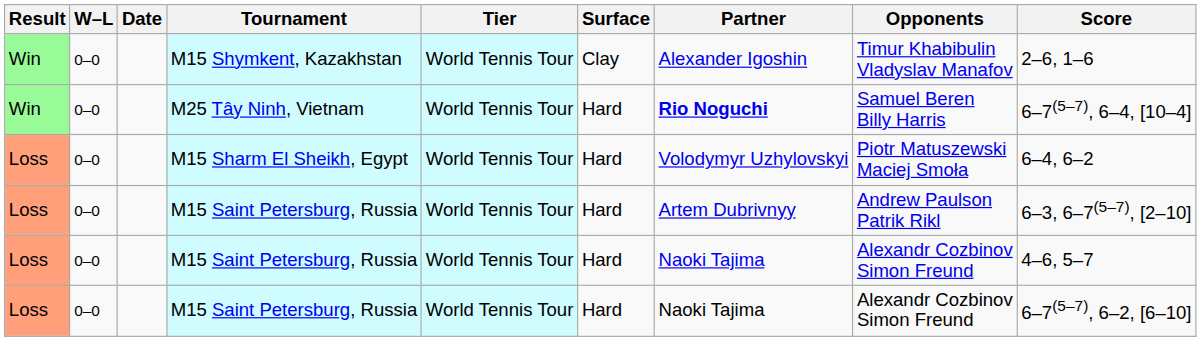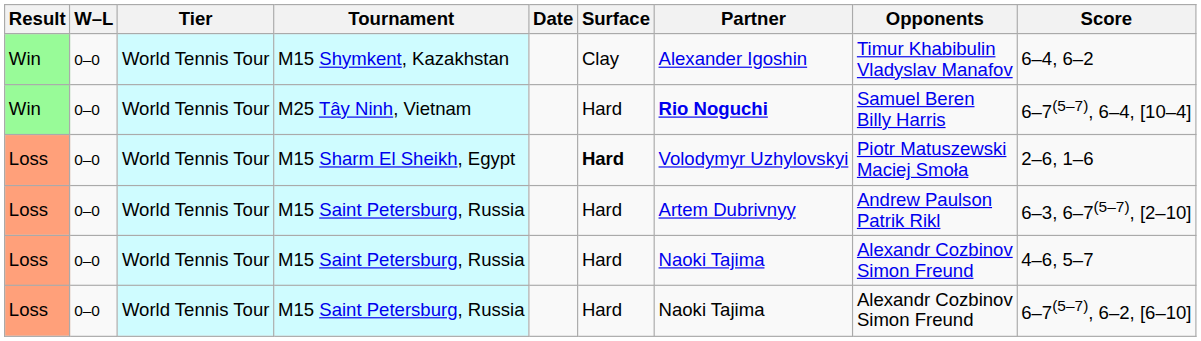columns swapped: (142, 19) <-> (500, 19)
(1057, 59) 2–6, 1–6 -> (1057, 59) 6–4, 6–2
(602, 159) normal -> (603, 159) bold
(1057, 159) 6–4, 6–2 -> (1057, 159) 2–6, 1–6
